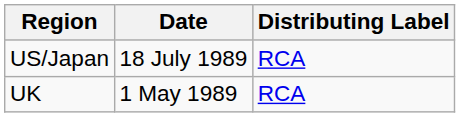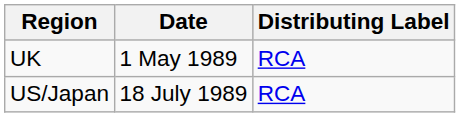rows swapped: (26, 93) <-> (59, 58)
